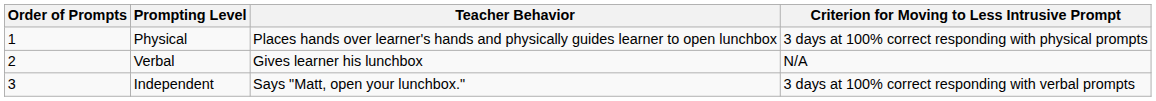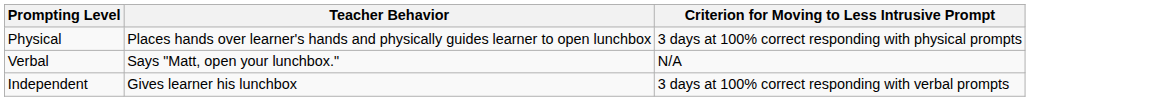- column: (67, 15)
(338, 61) Gives learner his lunchbox -> (233, 61) Says "Matt, open your lunchbox."
(359, 84) Says "Matt, open your lunchbox." -> (212, 84) Gives learner his lunchbox
